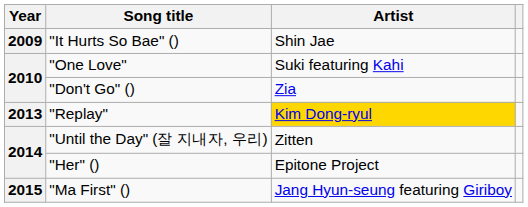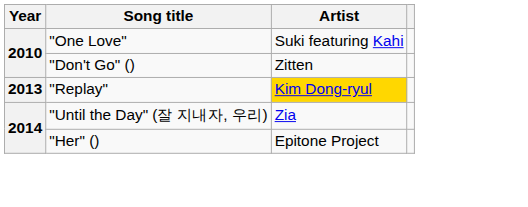- row: (114, 41)
(285, 89) Zia -> (294, 65) Zitten
(294, 139) Zitten -> (285, 115) Zia
- row: (90, 190)
